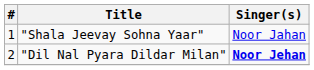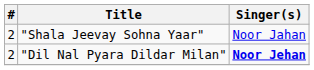(11, 34) 1 -> (11, 34) 2
